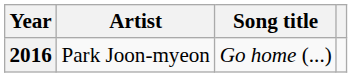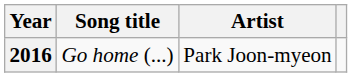columns swapped: (276, 21) <-> (136, 21)
